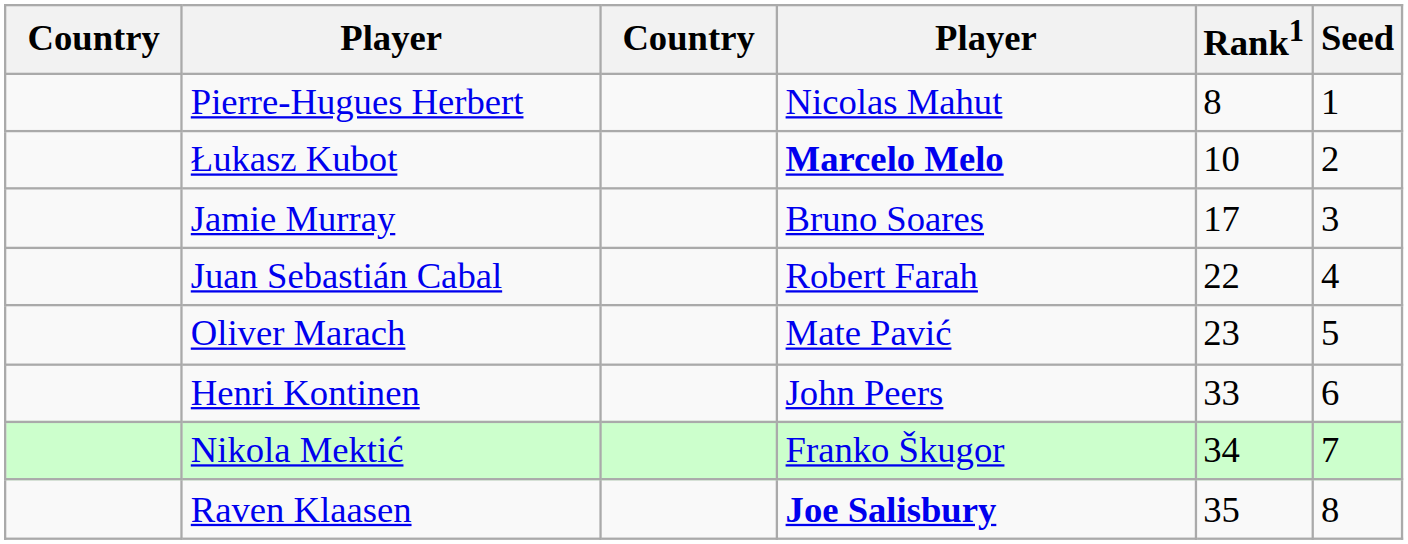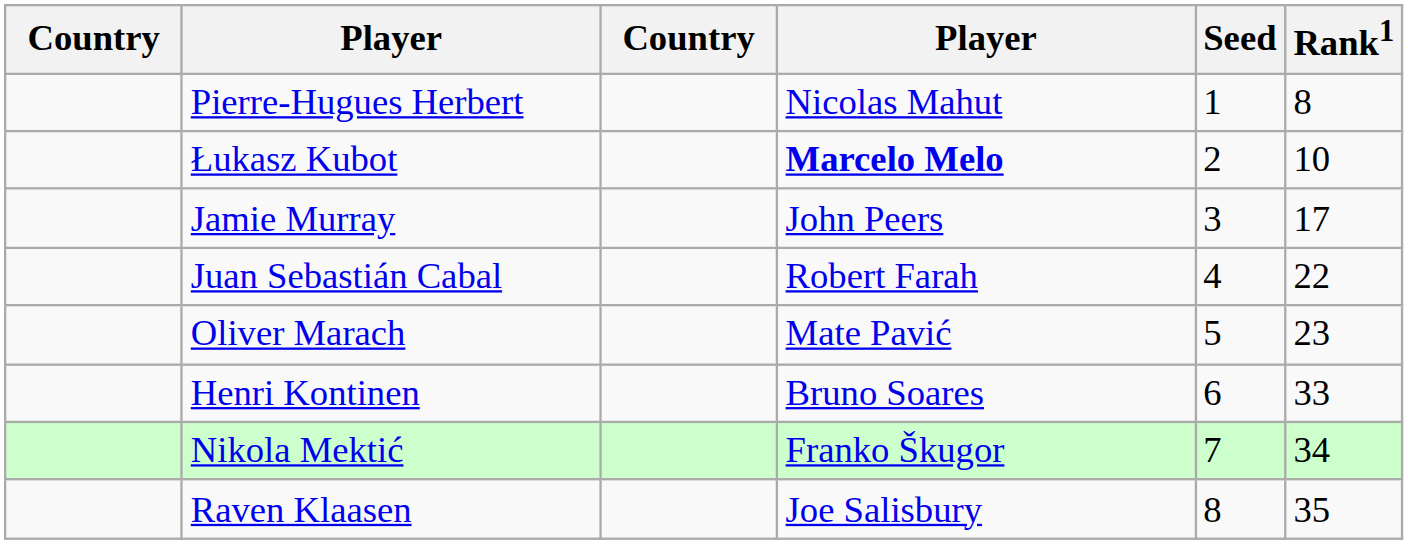columns swapped: (1254, 38) <-> (1358, 38)
(885, 217) Bruno Soares -> (864, 217) John Peers
(864, 392) John Peers -> (885, 392) Bruno Soares
(891, 508) bold -> (884, 508) normal
